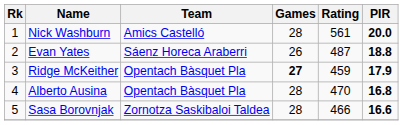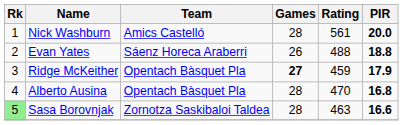(340, 52) 487 -> (340, 52) 488
(15, 110) no background -> (15, 110) lightgreen background
(340, 110) 466 -> (340, 110) 463
